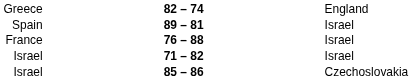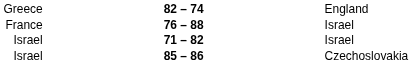- row: (184, 25)
